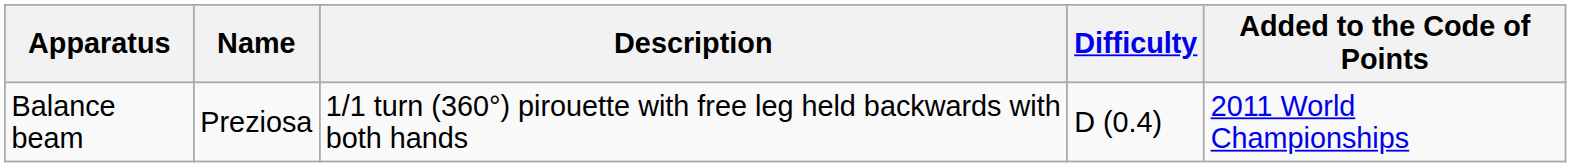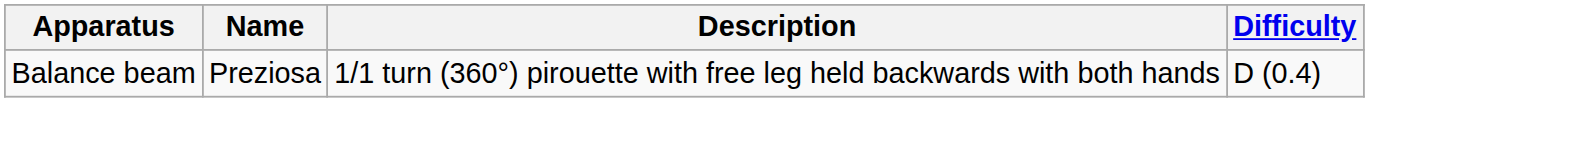- column: (1385, 43)
